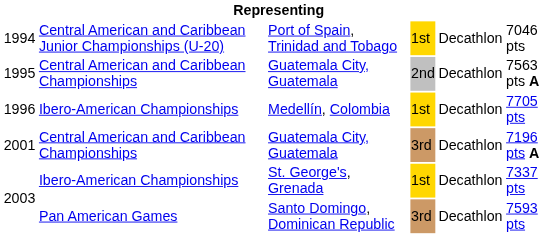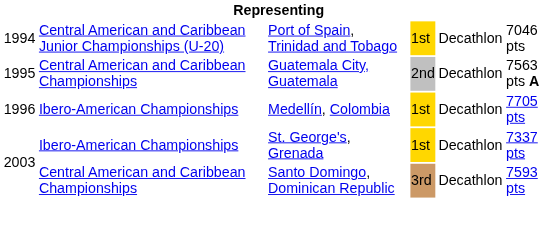- row: (20, 145)
(108, 216) Pan American Games -> (142, 180) Central American and Caribbean Championships
